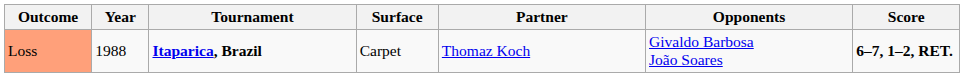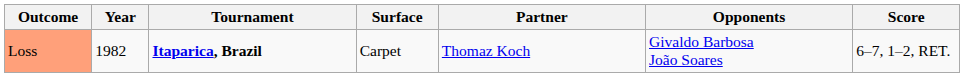(111, 50) 1988 -> (111, 50) 1982
(905, 50) bold -> (903, 50) normal
